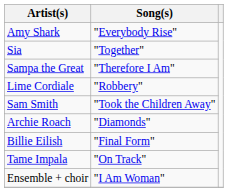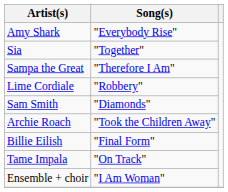(155, 104) "Took the Children Away" -> (122, 104) "Diamonds"
(122, 123) "Diamonds" -> (155, 123) "Took the Children Away"
